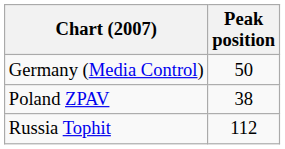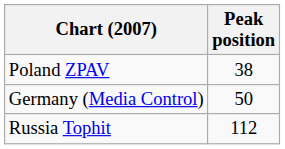rows swapped: (106, 69) <-> (59, 98)
